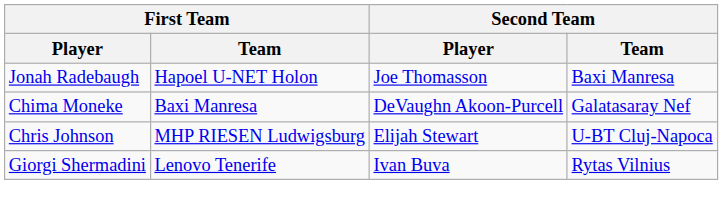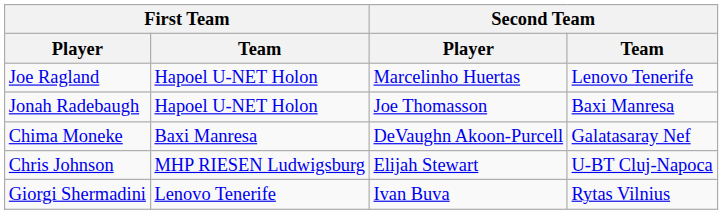+ row: (54, 77)
